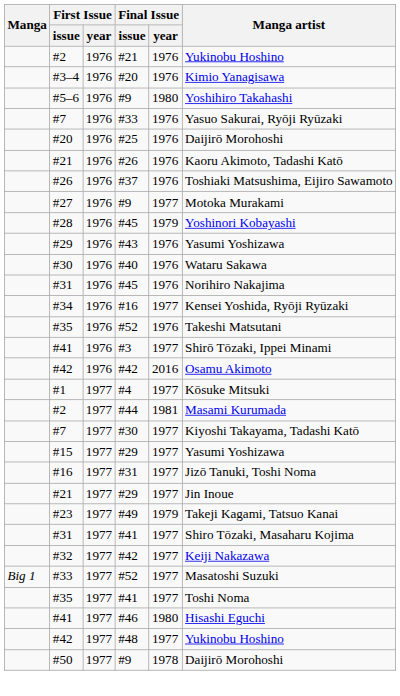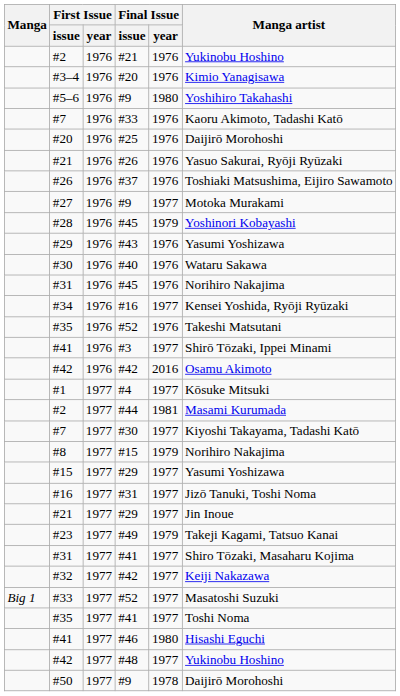(264, 118) Yasuo Sakurai, Ryōji Ryūzaki -> (264, 118) Kaoru Akimoto, Tadashi Katō
(264, 160) Kaoru Akimoto, Tadashi Katō -> (264, 160) Yasuo Sakurai, Ryōji Ryūzaki
+ row: (59, 451)
